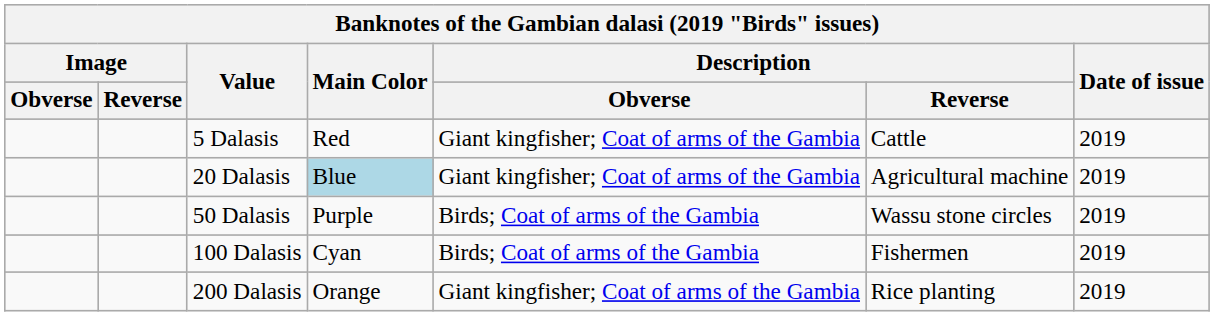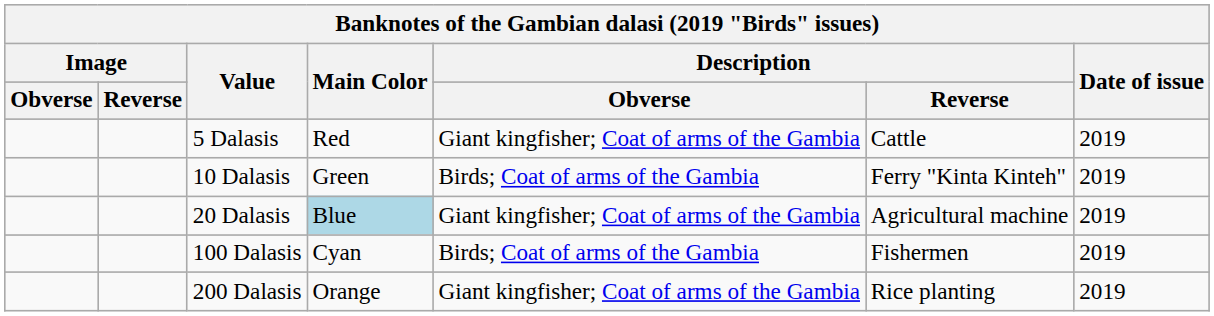+ row: (241, 176)
- row: (241, 215)
